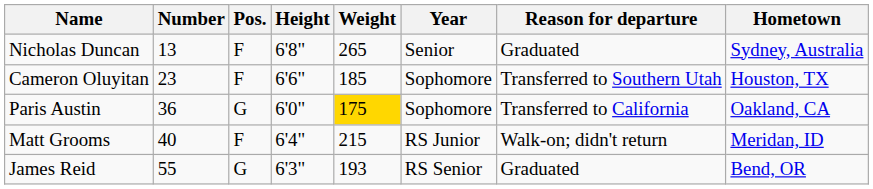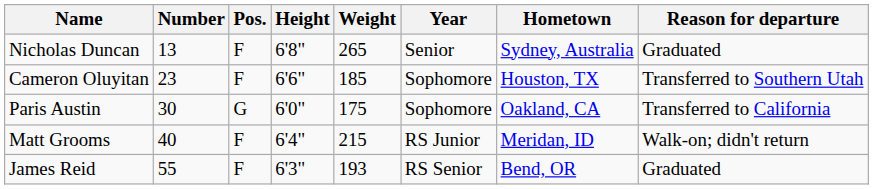columns swapped: (797, 19) <-> (611, 19)
(167, 109) 36 -> (167, 109) 30
(353, 109) gold background -> (353, 109) no background
(240, 169) G -> (239, 169) F
